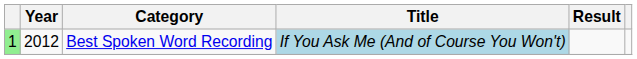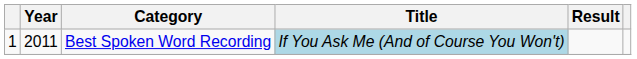(12, 41) lightgreen background -> (12, 41) no background
(42, 41) 2012 -> (41, 41) 2011
